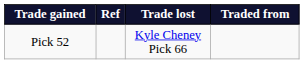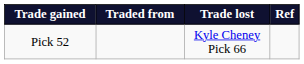columns swapped: (255, 14) <-> (110, 14)
